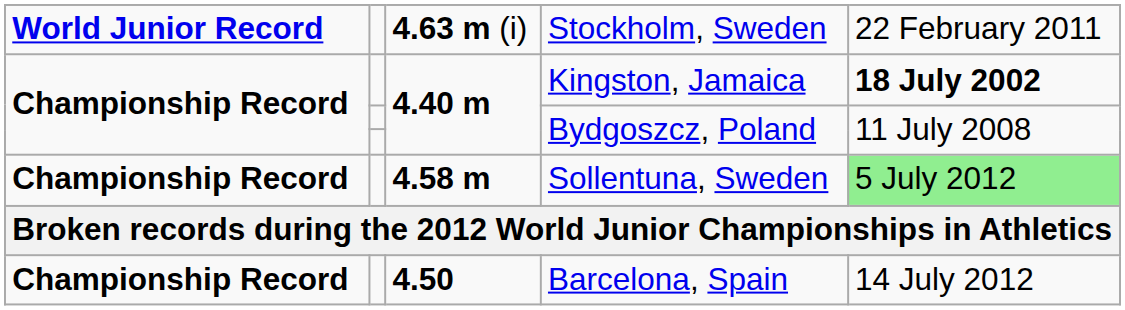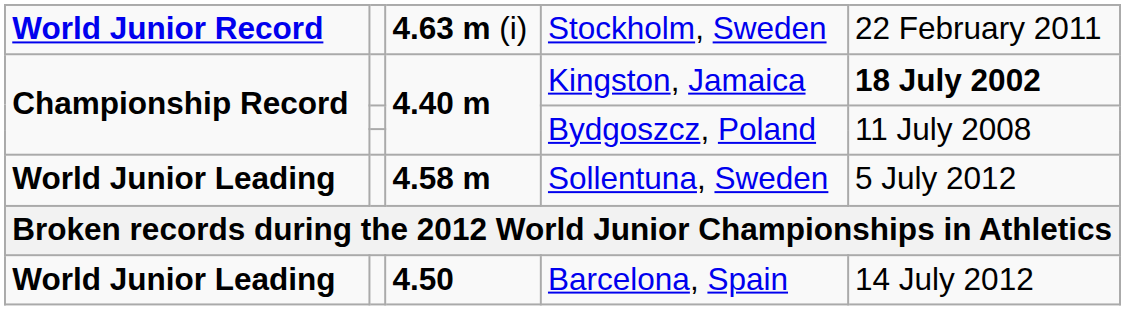(180, 179) Championship Record -> (174, 179) World Junior Leading
(936, 179) lightgreen background -> (936, 179) no background
(180, 279) Championship Record -> (174, 279) World Junior Leading
